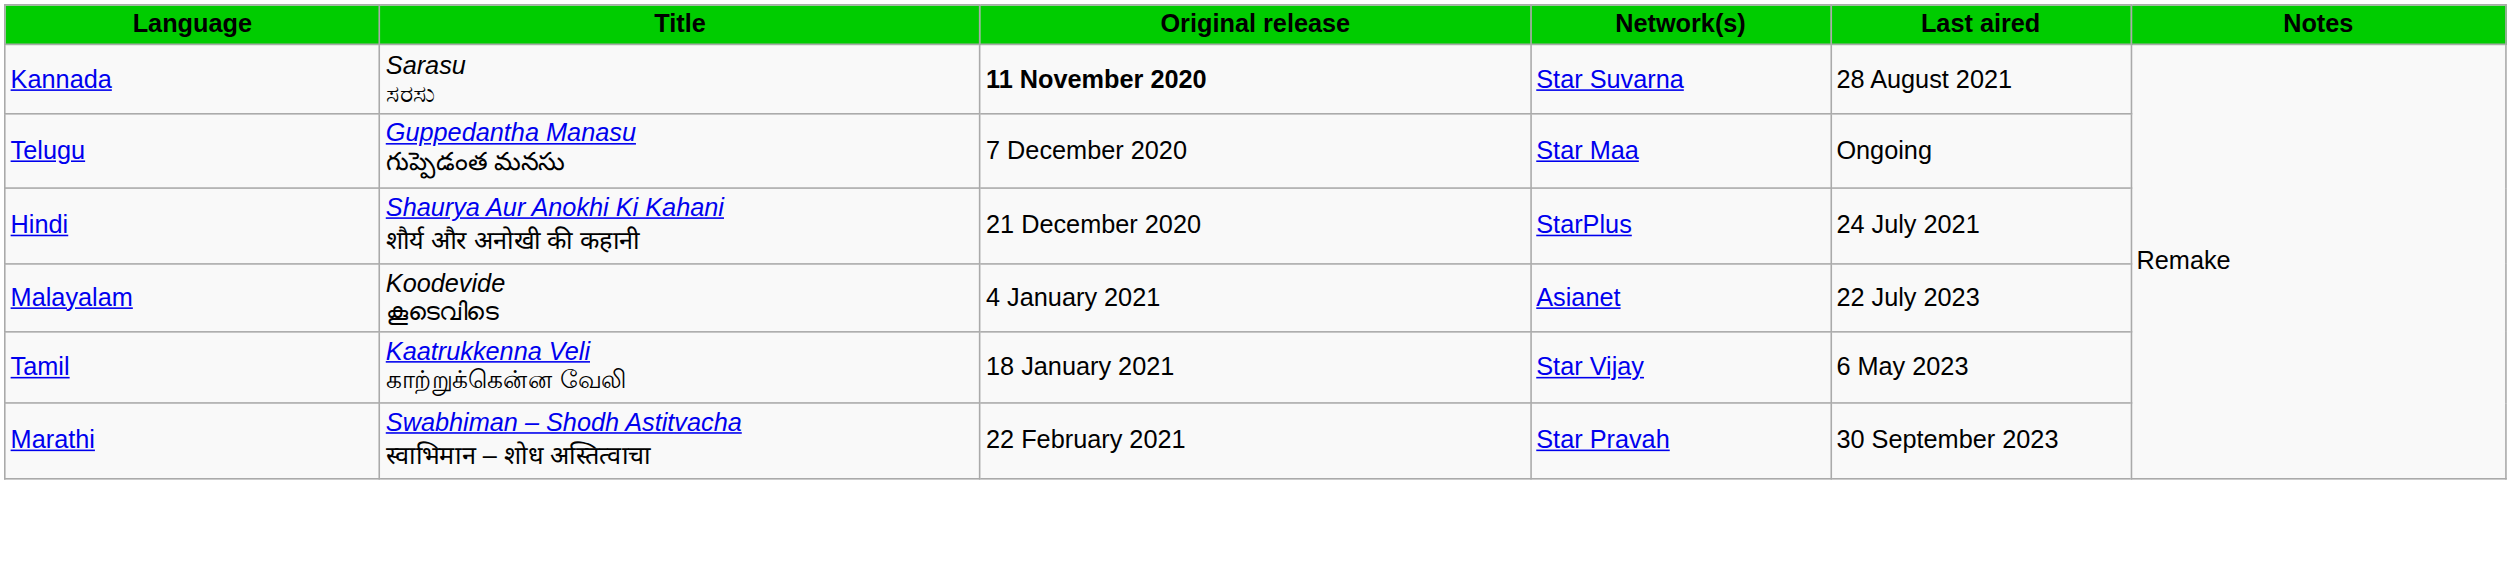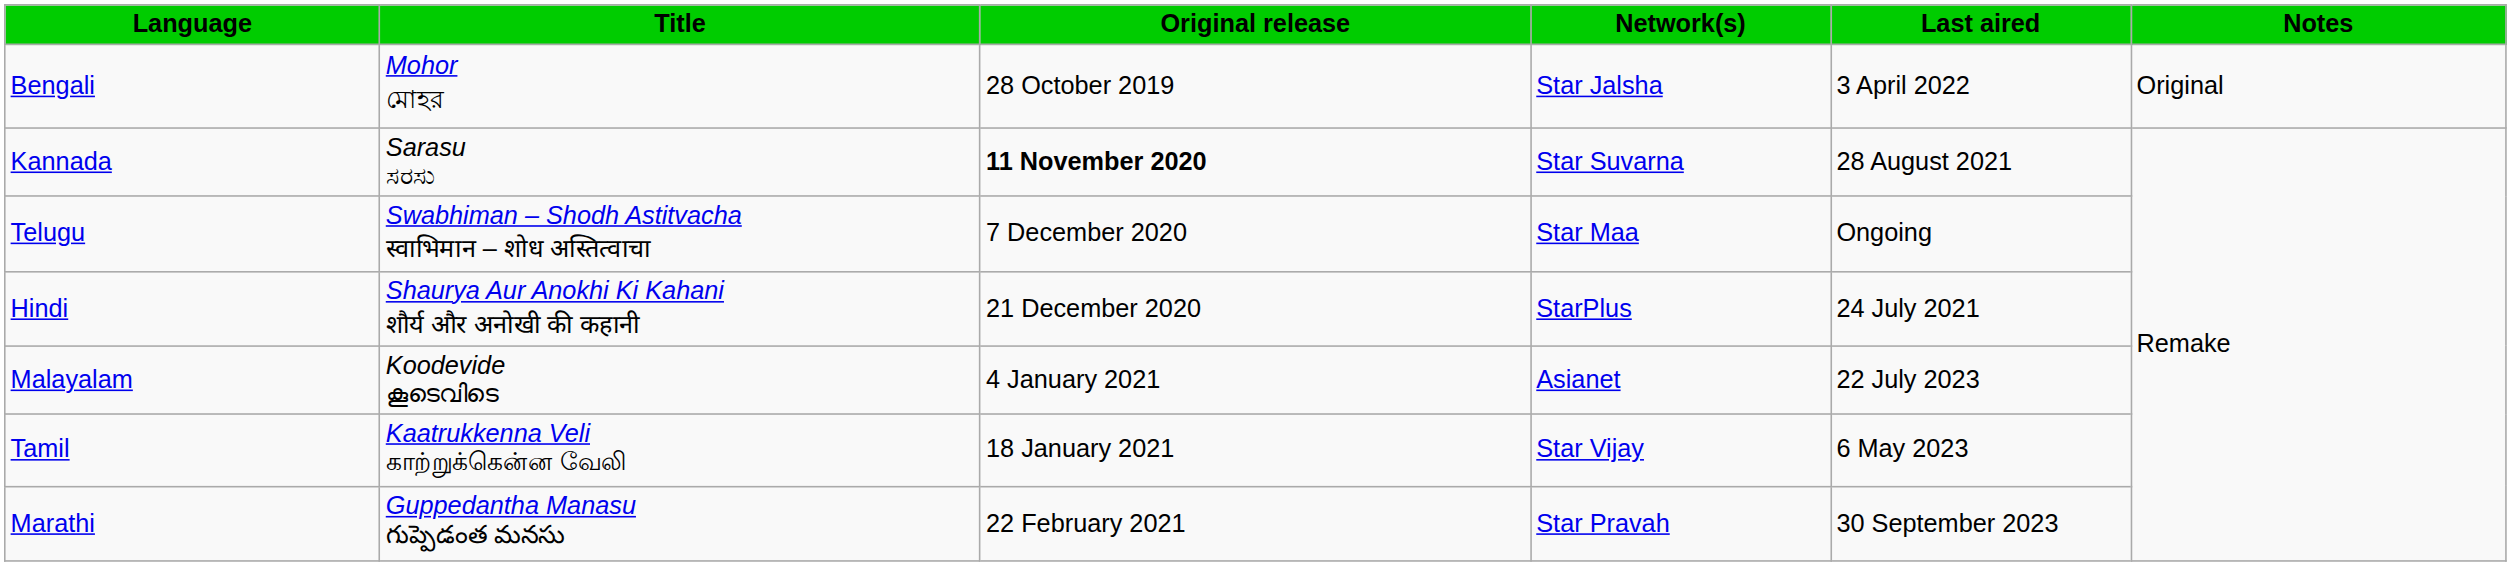+ row: (53, 85)
(511, 147) Guppedantha Manasu గుప్పెడంత మనసు -> (564, 232) Swabhiman – Shodh Astitvacha स्वाभिमान – शोध अस्तित्वाचा
(564, 439) Swabhiman – Shodh Astitvacha स्वाभिमान – शोध अस्तित्वाचा -> (511, 520) Guppedantha Manasu గుప్పెడంత మనసు
